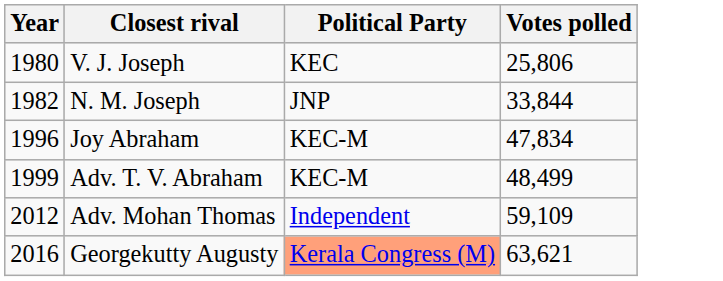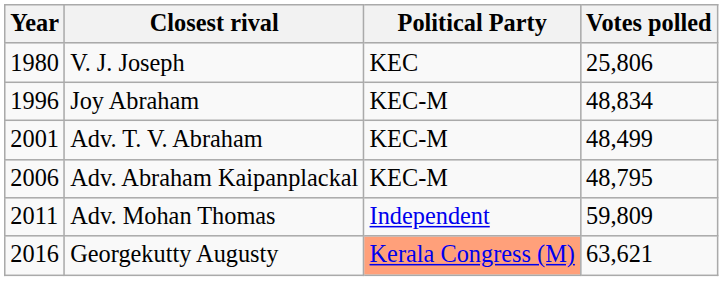- row: (135, 100)
(540, 139) 47,834 -> (620, 100) 48,834
(35, 178) 1999 -> (35, 139) 2001
+ row: (214, 178)
(35, 216) 2012 -> (34, 216) 2011
(540, 216) 59,109 -> (620, 216) 59,809
